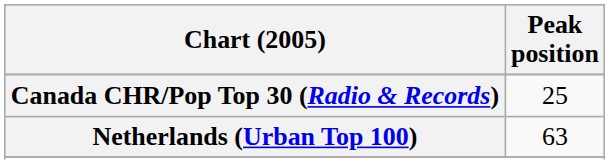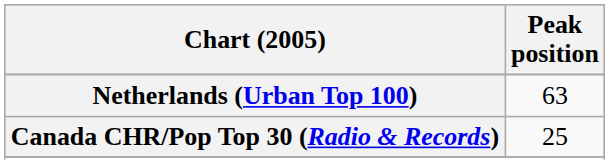rows swapped: (255, 95) <-> (255, 136)
